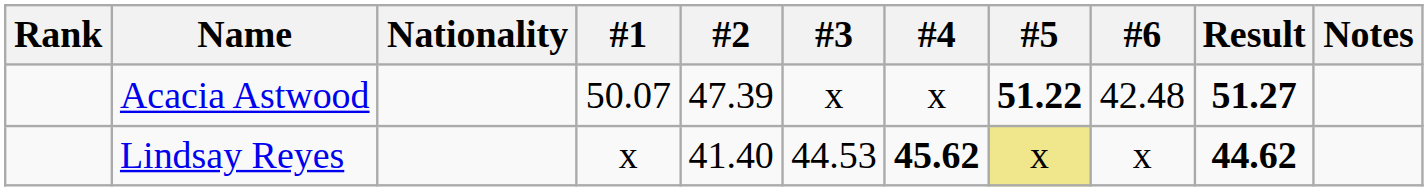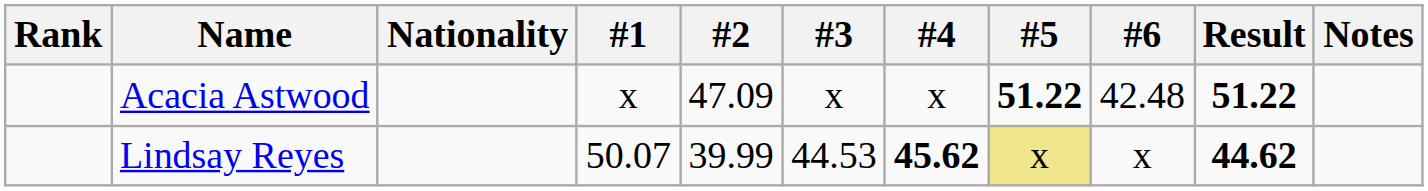(628, 94) 50.07 -> (628, 94) x
(731, 94) 47.39 -> (731, 94) 47.09
(1254, 94) 51.27 -> (1254, 94) 51.22
(628, 154) x -> (628, 154) 50.07
(731, 154) 41.40 -> (731, 154) 39.99
